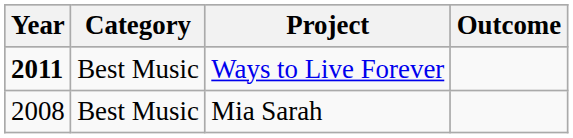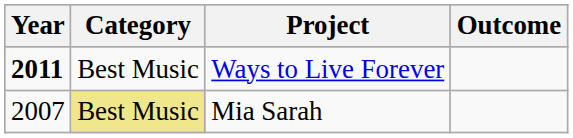(38, 111) 2008 -> (38, 111) 2007
(138, 111) no background -> (138, 111) khaki background
